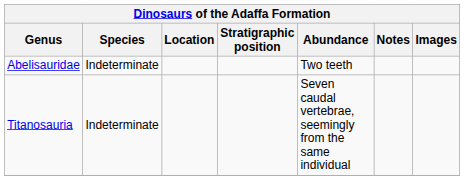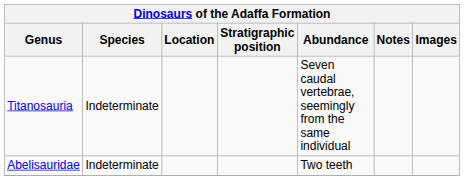rows swapped: (43, 65) <-> (40, 125)
